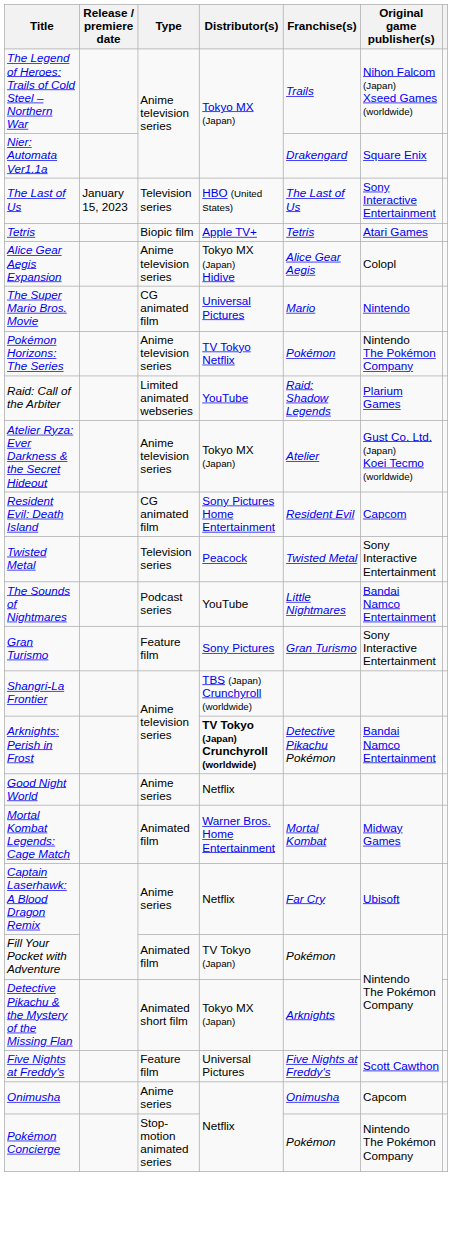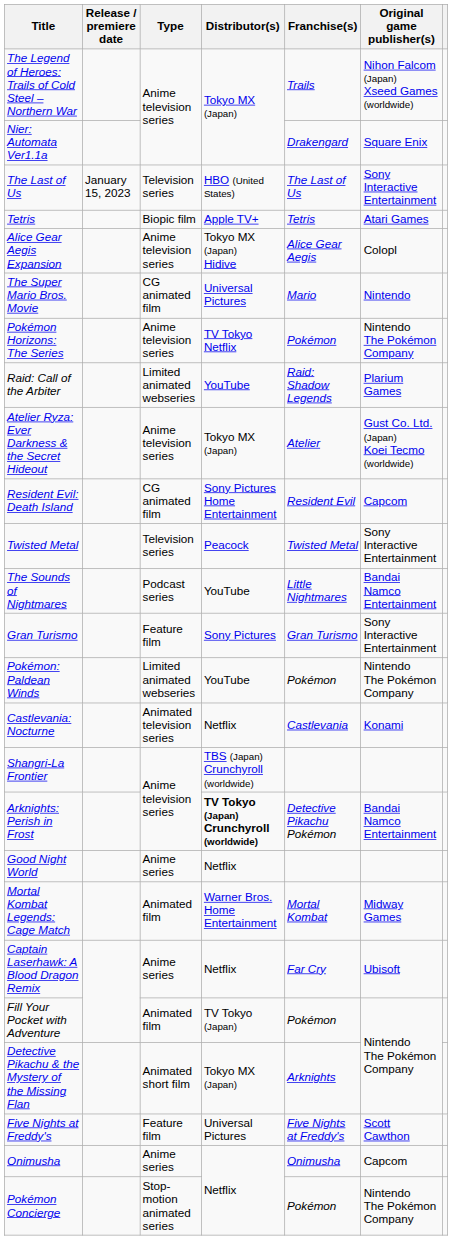+ row: (33, 680)
+ row: (39, 725)
